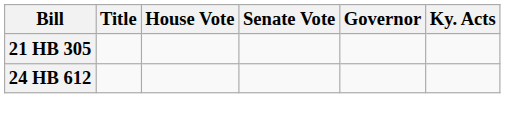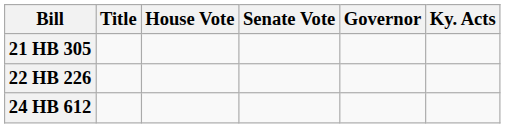+ row: (50, 78)
